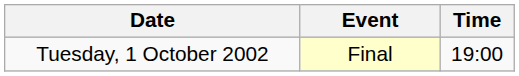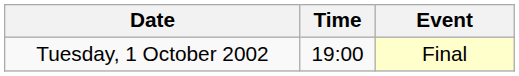columns swapped: (477, 20) <-> (370, 20)
